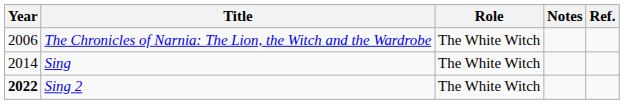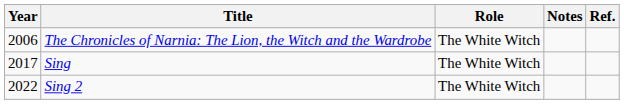(23, 63) 2014 -> (23, 63) 2017
(23, 87) bold -> (23, 87) normal
